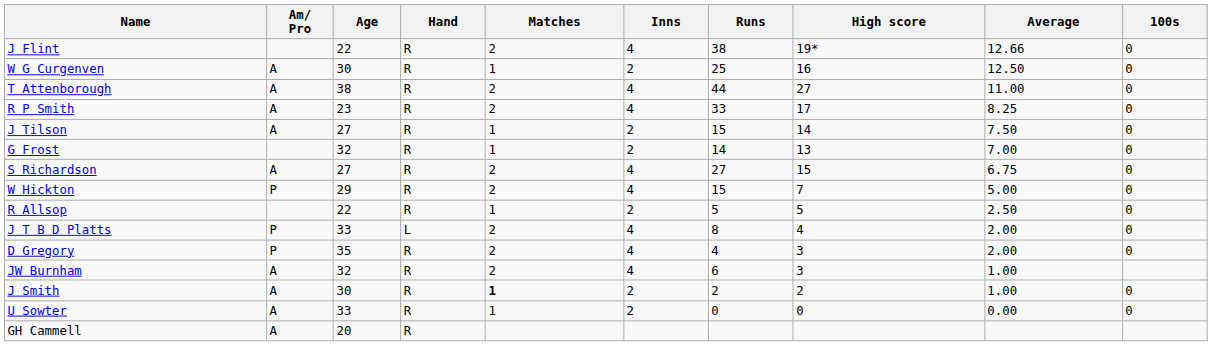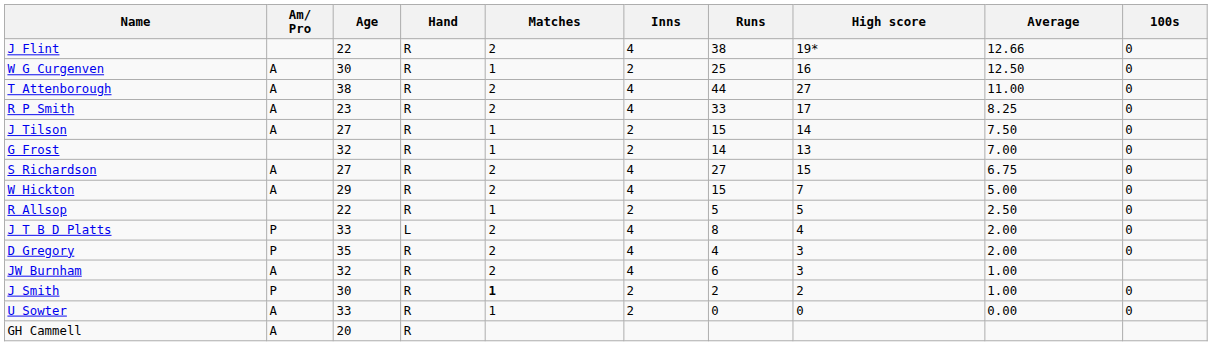(273, 190) P -> (273, 190) A
(273, 290) A -> (273, 290) P
